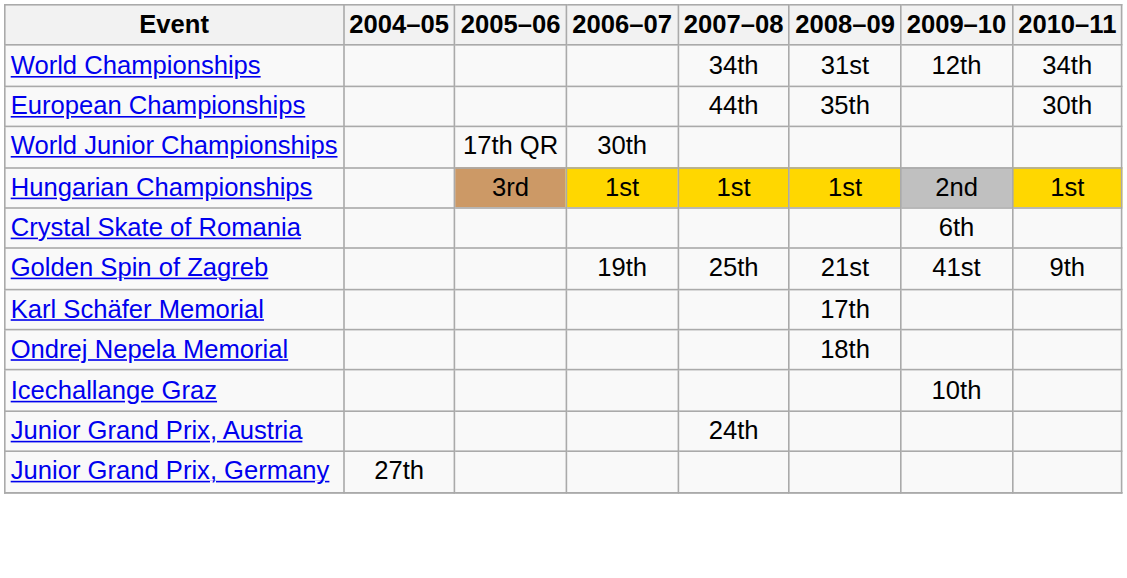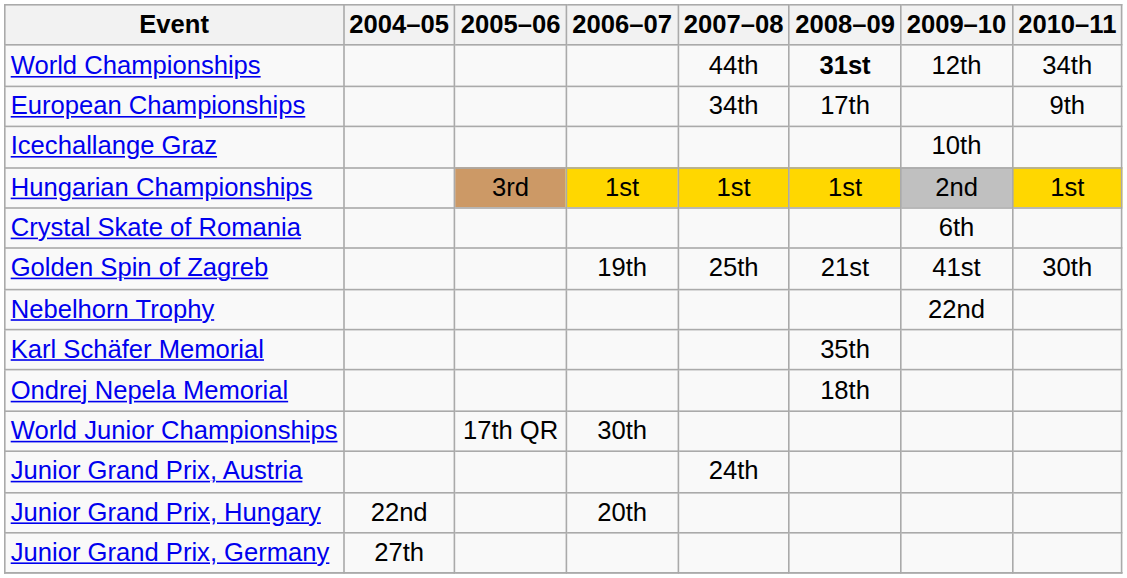(734, 65) 34th -> (734, 65) 44th
(845, 65) normal -> (845, 65) bold
(734, 106) 44th -> (734, 106) 34th
(845, 106) 35th -> (845, 106) 17th
(1067, 106) 30th -> (1067, 106) 9th
rows swapped: (174, 146) <-> (114, 390)
(1067, 268) 9th -> (1067, 268) 30th
+ row: (112, 308)
(845, 308) 17th -> (845, 349) 35th
+ row: (166, 512)
